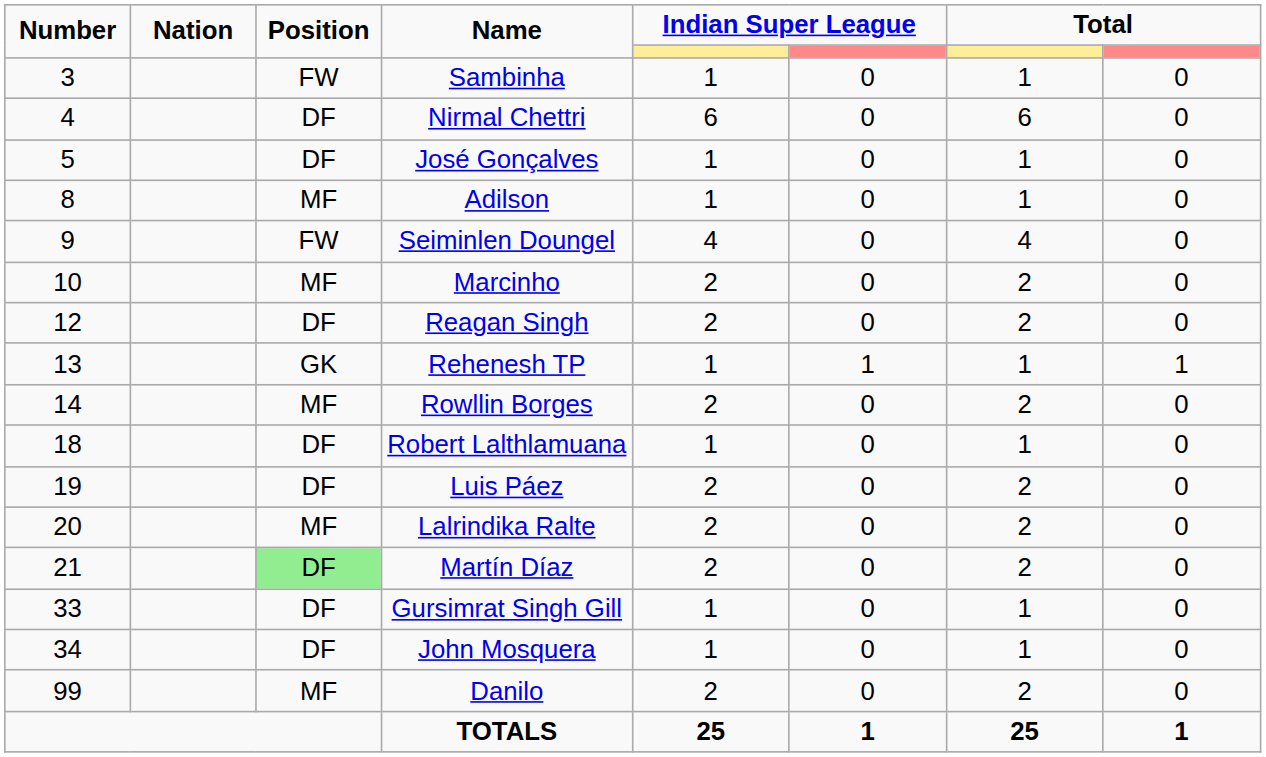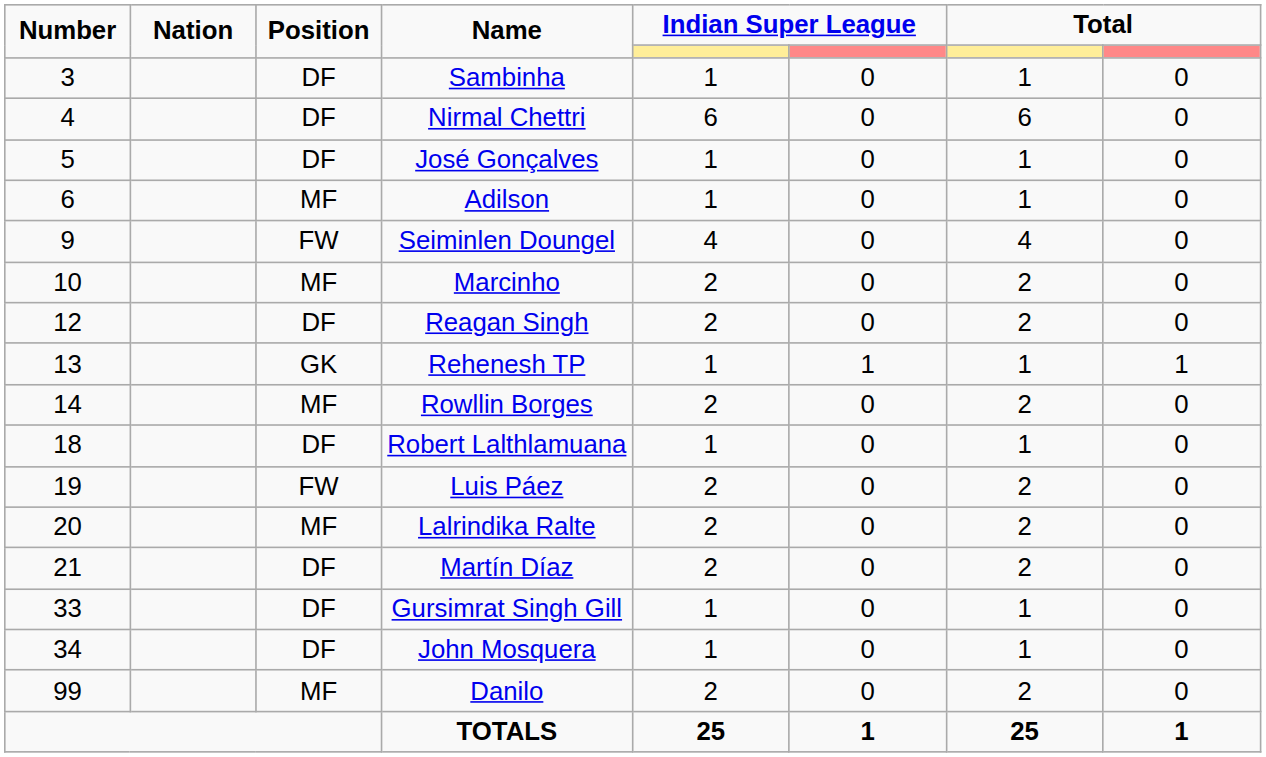(319, 77) FW -> (319, 77) DF
(68, 200) 8 -> (68, 200) 6
(319, 486) DF -> (319, 486) FW
(319, 567) lightgreen background -> (319, 567) no background
